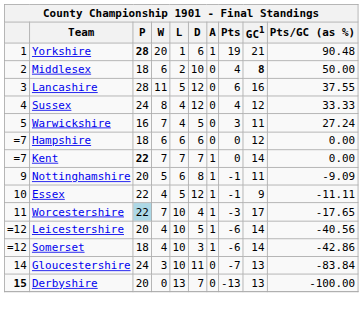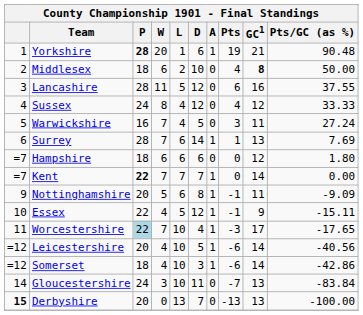+ row: (52, 141)
(342, 141) 0.00 -> (342, 158) 1.80
(335, 194) -11.11 -> (335, 212) -15.11
